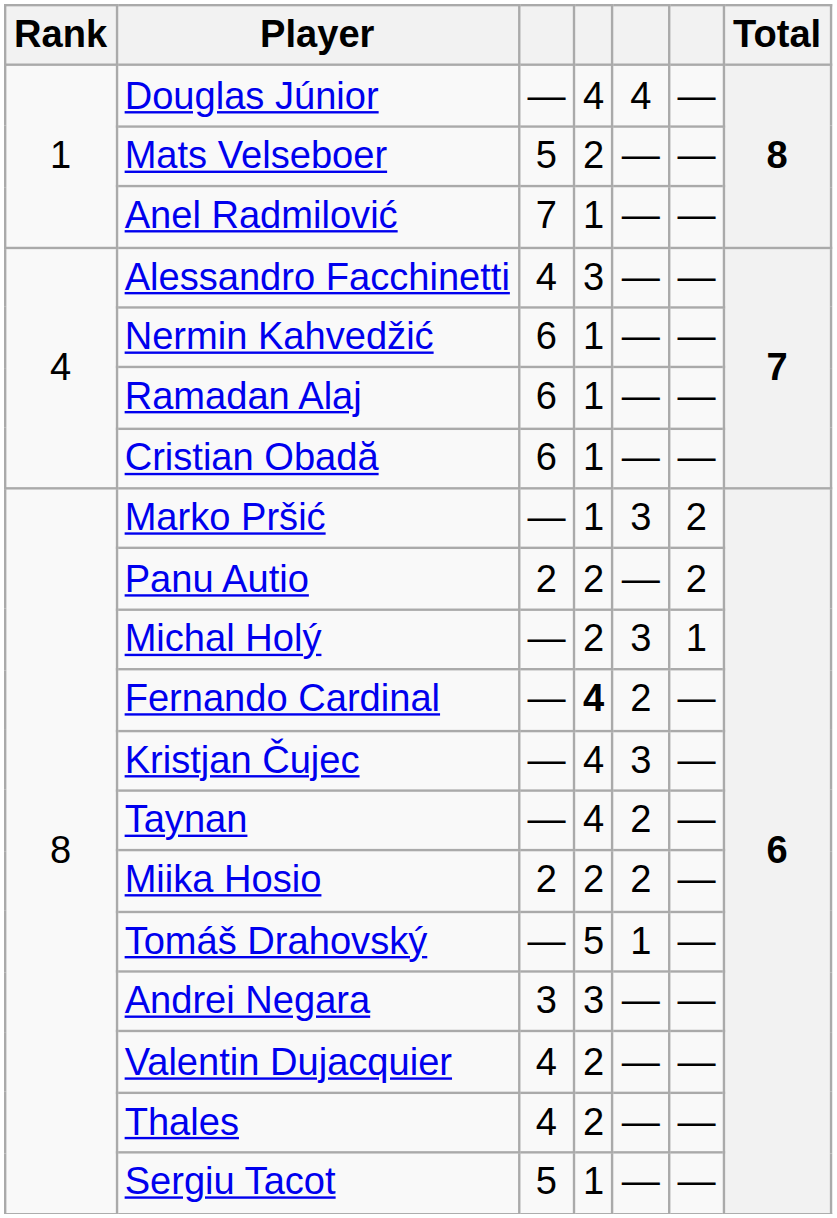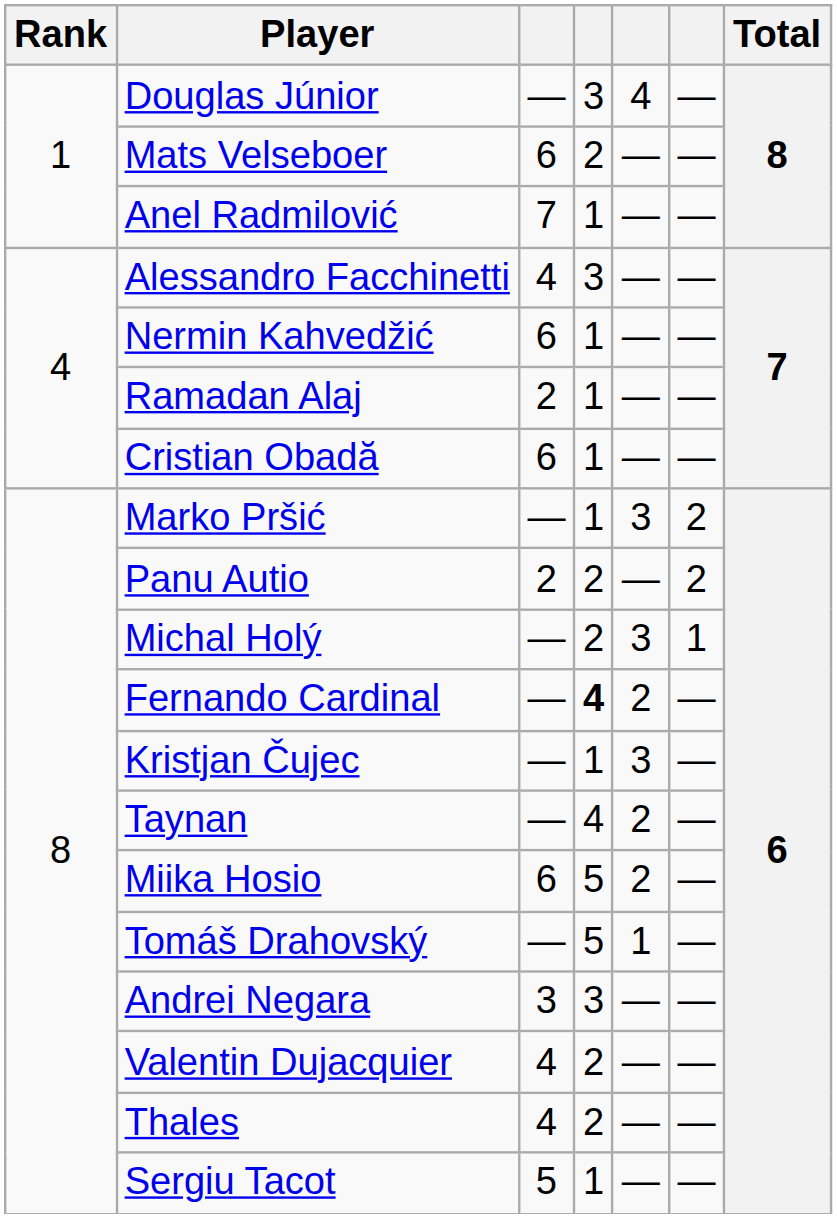(594, 95) 4 -> (594, 95) 3
(546, 155) 5 -> (546, 155) 6
(546, 397) 6 -> (546, 397) 2
(594, 759) 4 -> (594, 759) 1
(546, 880) 2 -> (546, 880) 6
(594, 880) 2 -> (594, 880) 5
